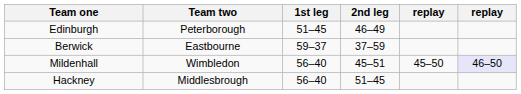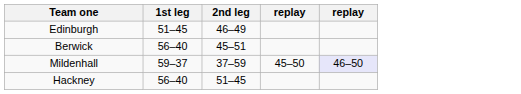- column: (213, 13)
(311, 47) 59–37 -> (173, 47) 56–40
(370, 47) 37–59 -> (231, 47) 45–51
(311, 64) 56–40 -> (173, 64) 59–37
(370, 64) 45–51 -> (231, 64) 37–59
